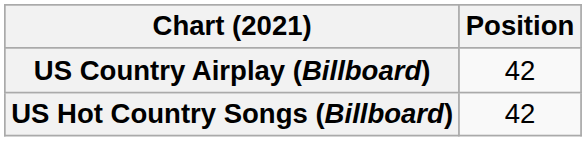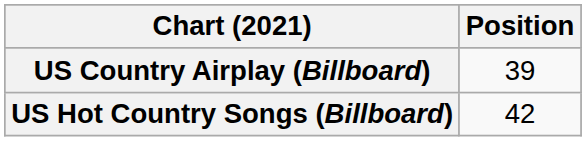(520, 69) 42 -> (520, 69) 39
